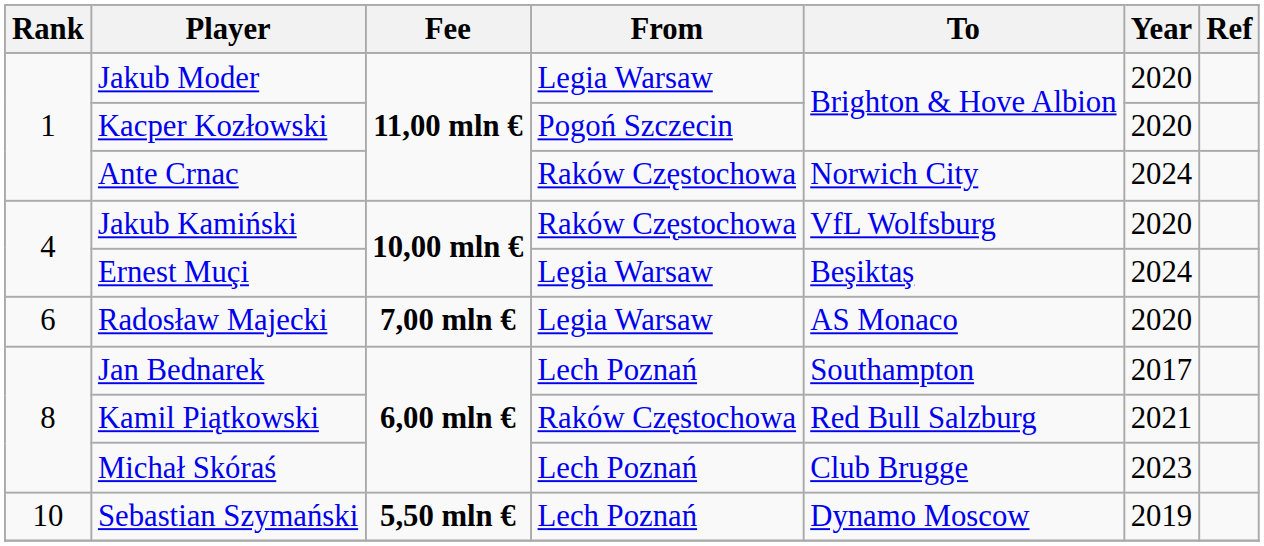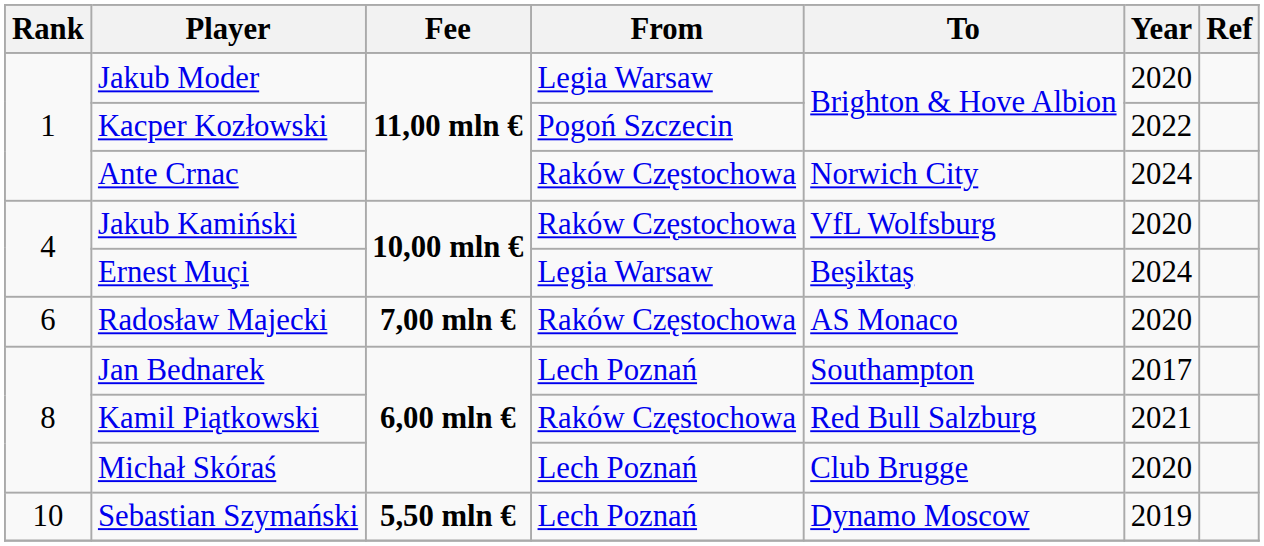(1161, 126) 2020 -> (1161, 126) 2022
(625, 321) Legia Warsaw -> (667, 321) Raków Częstochowa
(1161, 467) 2023 -> (1161, 467) 2020
